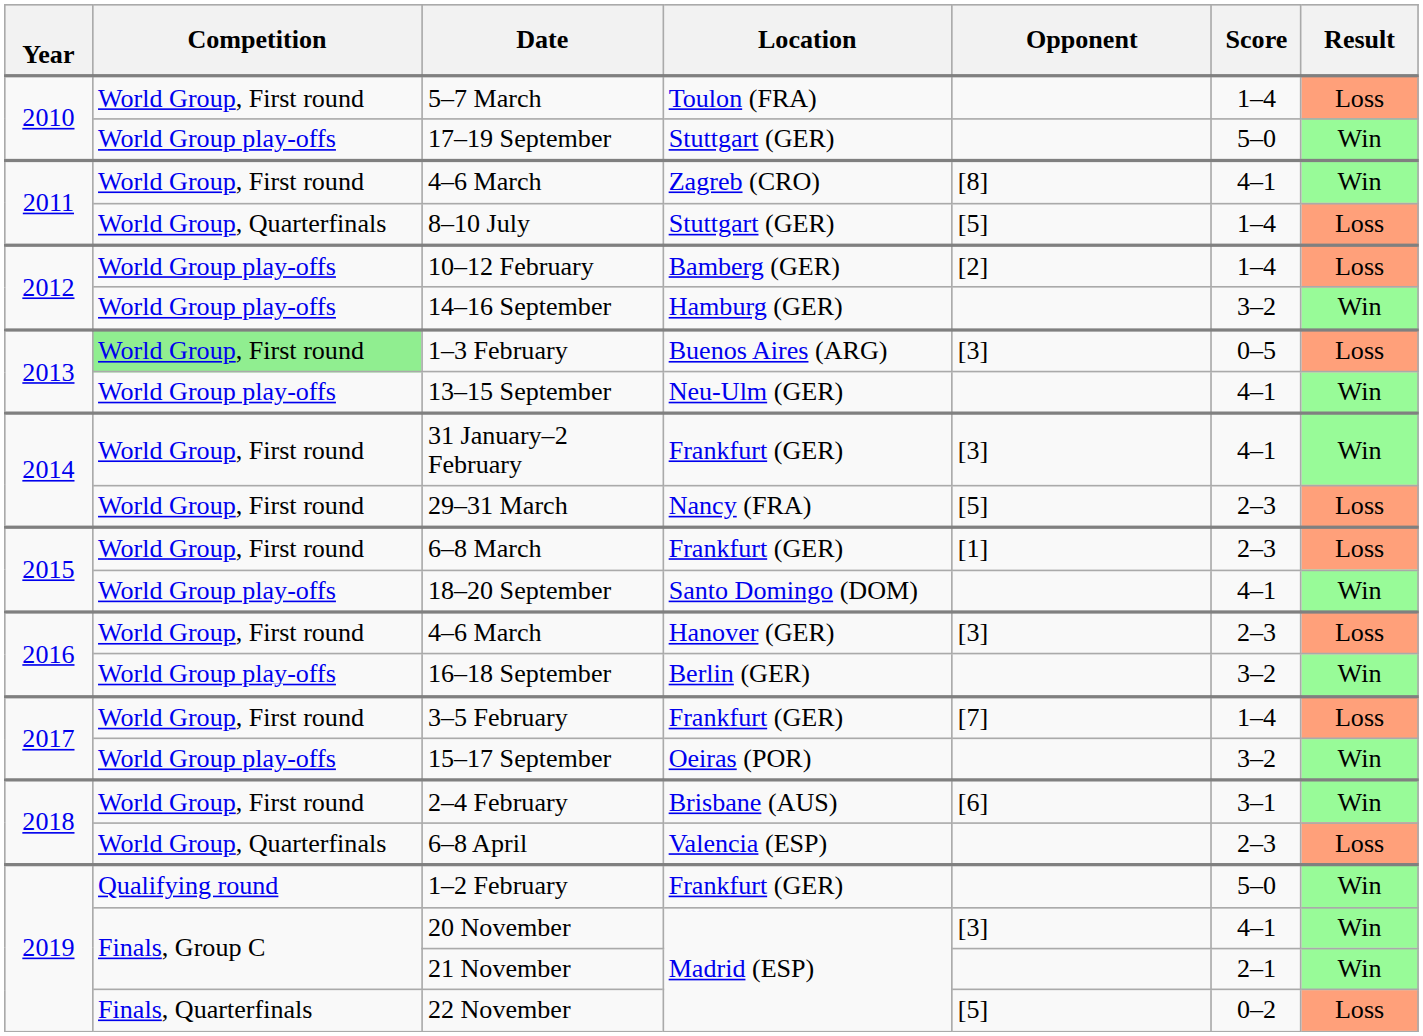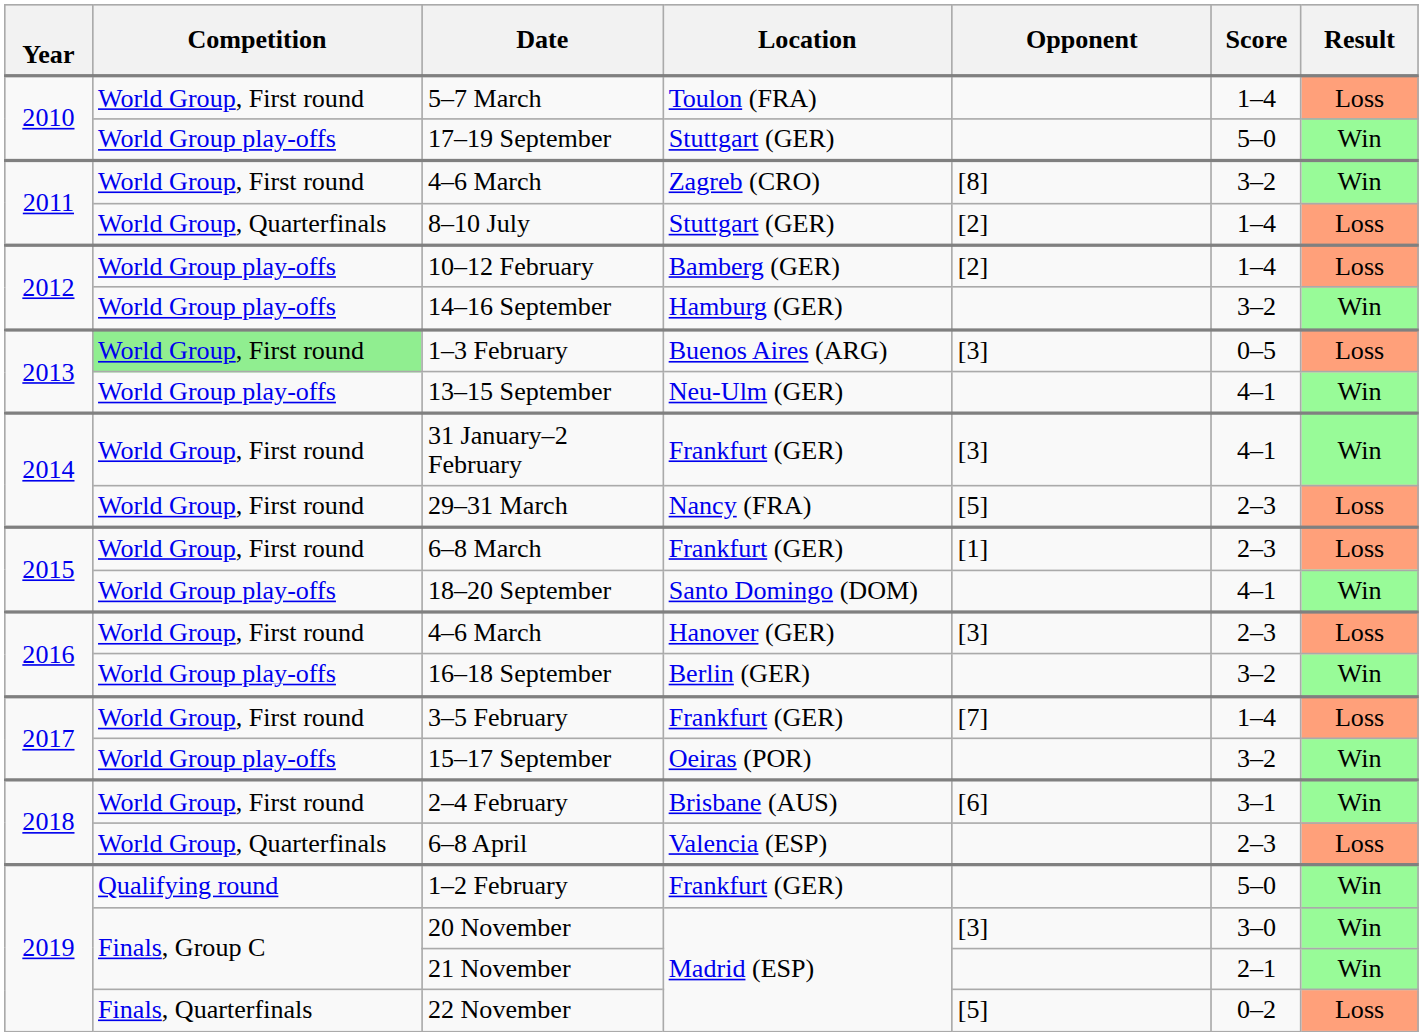(1256, 181) 4–1 -> (1256, 181) 3–2
(973, 223) [5] -> (973, 223) [2]
(1256, 927) 4–1 -> (1256, 927) 3–0
